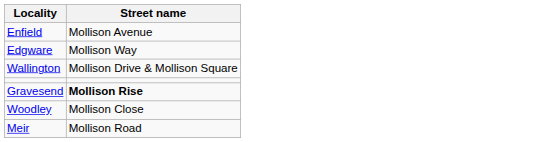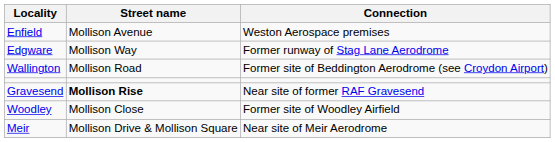+ column: (395, 13)
(153, 68) Mollison Drive & Mollison Square -> (105, 68) Mollison Road
(105, 128) Mollison Road -> (153, 128) Mollison Drive & Mollison Square
